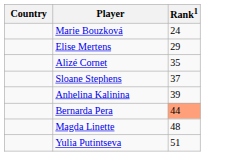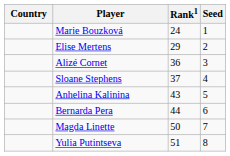+ column: (213, 13)
(175, 63) 35 -> (175, 63) 36
(175, 95) 39 -> (175, 95) 43
(175, 111) lightsalmon background -> (175, 111) no background
(175, 127) 48 -> (175, 127) 50
